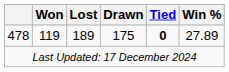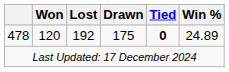(49, 35) 119 -> (49, 35) 120
(83, 35) 189 -> (83, 35) 192
(202, 35) 27.89 -> (202, 35) 24.89
